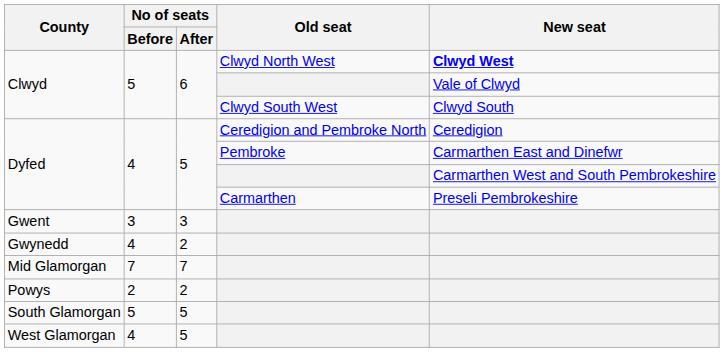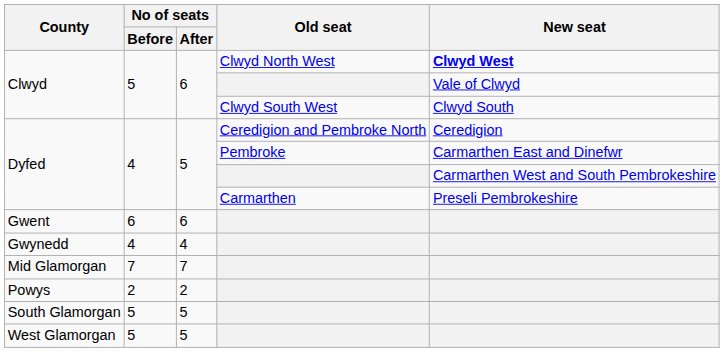(131, 221) 3 -> (131, 221) 6
(184, 221) 3 -> (184, 221) 6
(184, 244) 2 -> (184, 244) 4
(131, 335) 4 -> (131, 335) 5
